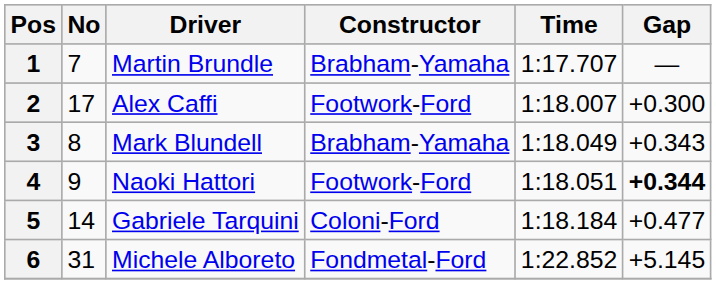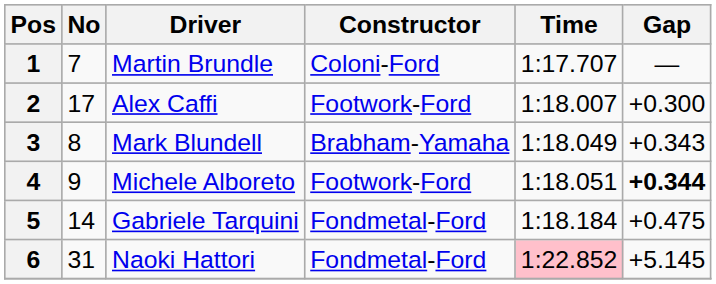(410, 64) Brabham-Yamaha -> (375, 64) Coloni-Ford
(184, 182) Naoki Hattori -> (204, 182) Michele Alboreto
(375, 221) Coloni-Ford -> (398, 221) Fondmetal-Ford
(667, 221) +0.477 -> (667, 221) +0.475
(204, 260) Michele Alboreto -> (184, 260) Naoki Hattori
(569, 260) no background -> (569, 260) pink background
